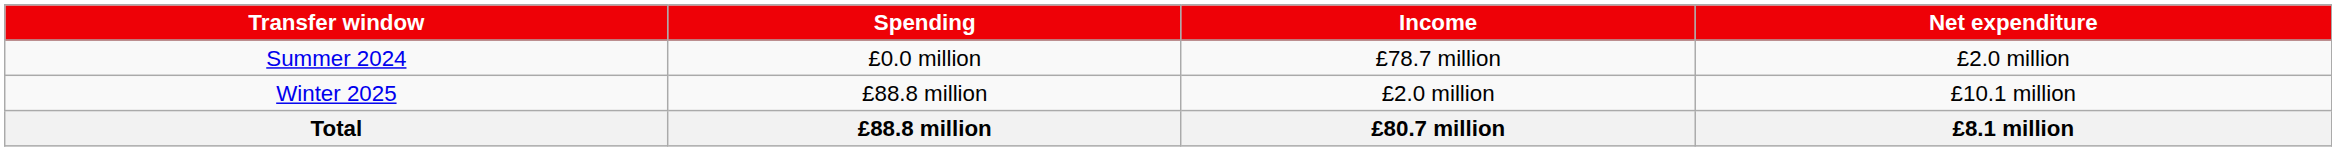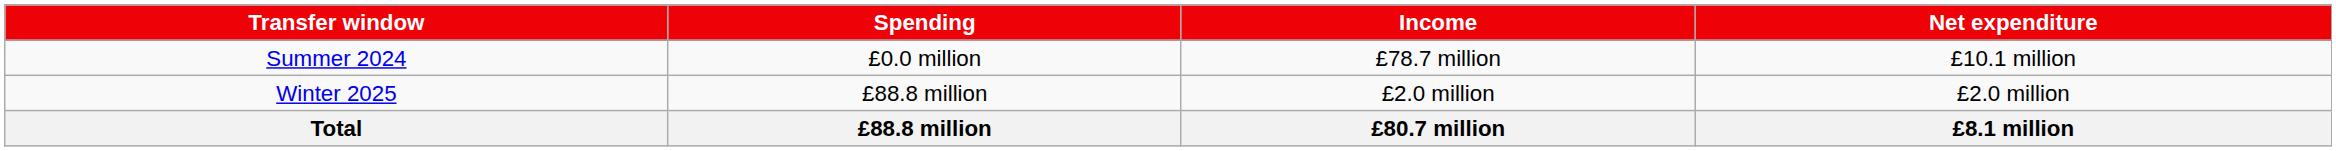(2013, 58) £2.0 million -> (2013, 58) £10.1 million
(2013, 93) £10.1 million -> (2013, 93) £2.0 million
